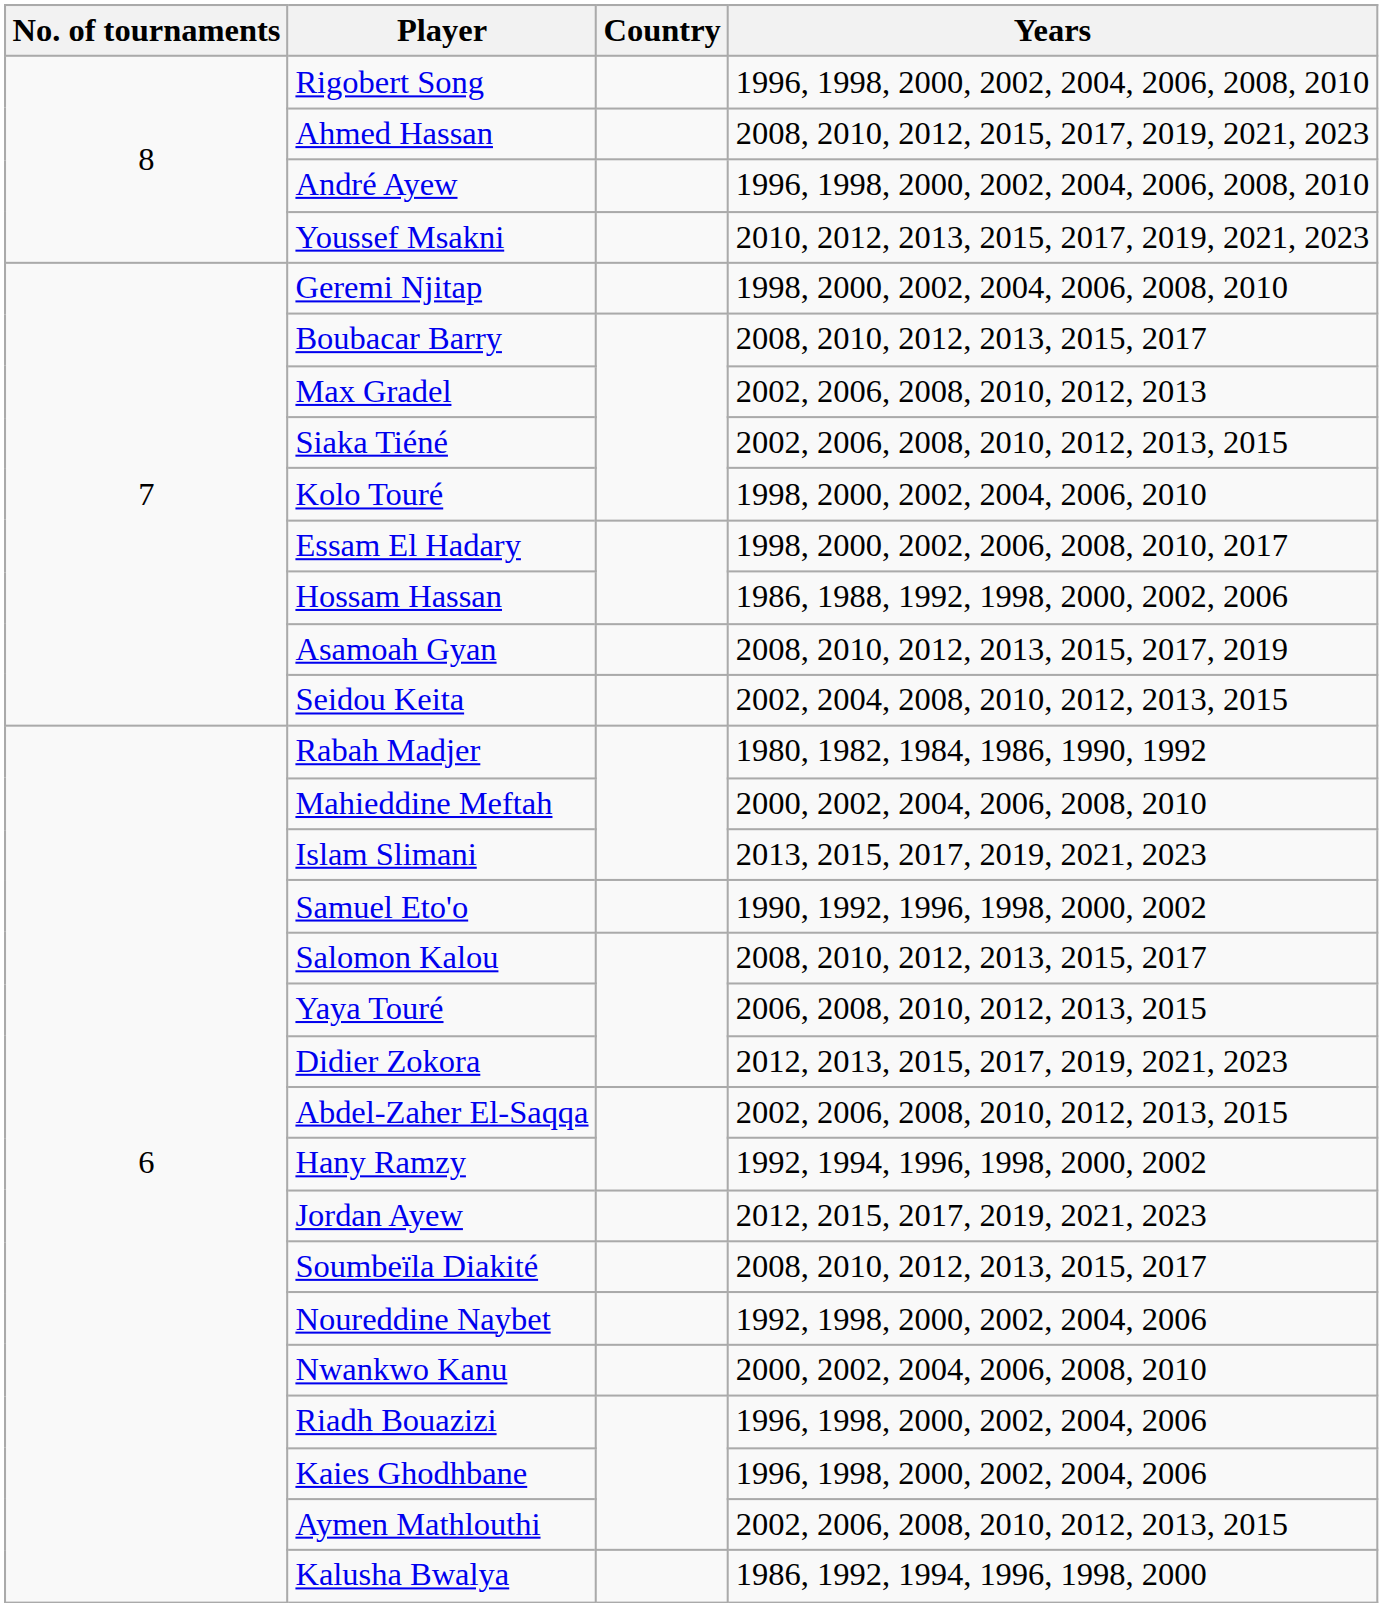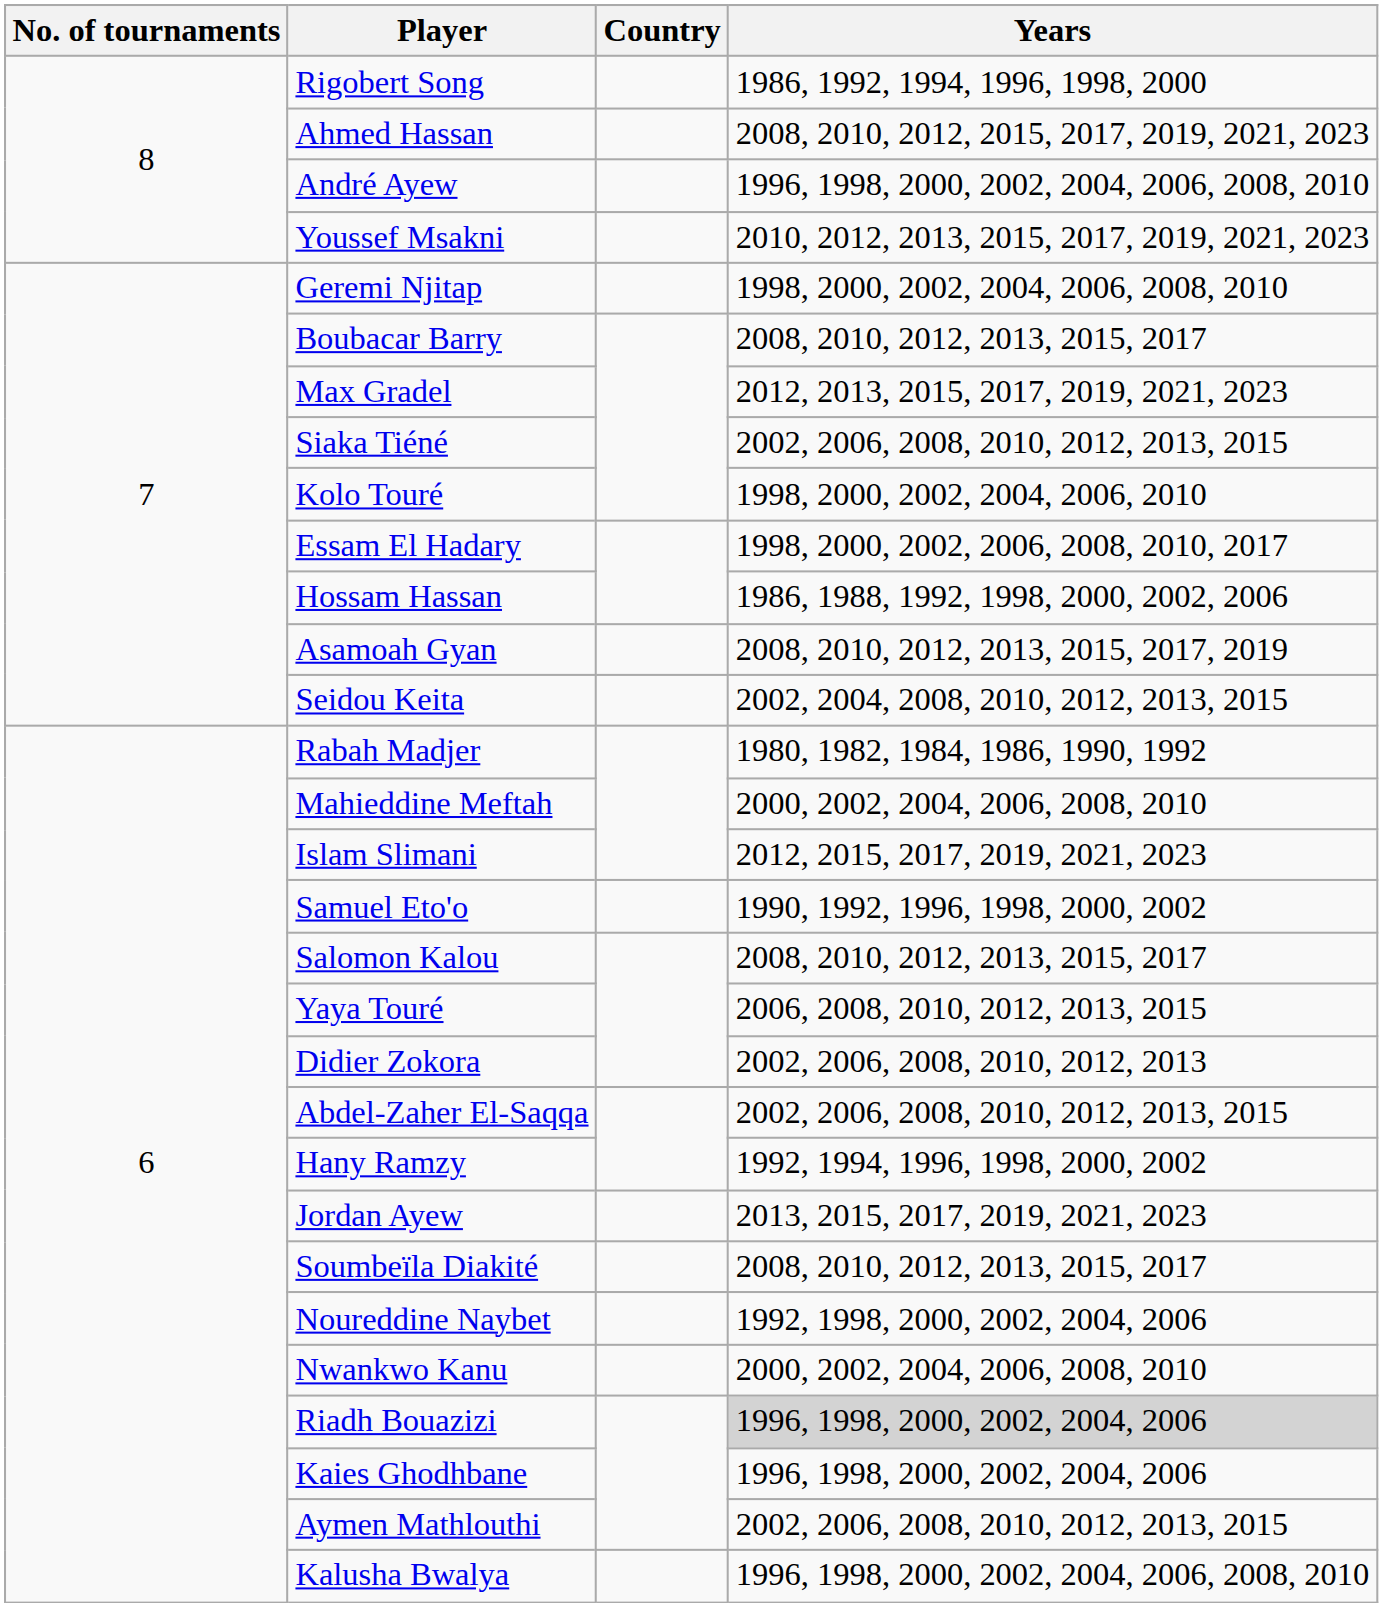(1052, 81) 1996, 1998, 2000, 2002, 2004, 2006, 2008, 2010 -> (971, 81) 1986, 1992, 1994, 1996, 1998, 2000
(971, 390) 2002, 2006, 2008, 2010, 2012, 2013 -> (1012, 390) 2012, 2013, 2015, 2017, 2019, 2021, 2023
(971, 854) 2013, 2015, 2017, 2019, 2021, 2023 -> (971, 854) 2012, 2015, 2017, 2019, 2021, 2023
(1012, 1060) 2012, 2013, 2015, 2017, 2019, 2021, 2023 -> (971, 1060) 2002, 2006, 2008, 2010, 2012, 2013
(971, 1215) 2012, 2015, 2017, 2019, 2021, 2023 -> (971, 1215) 2013, 2015, 2017, 2019, 2021, 2023
(971, 1421) no background -> (971, 1421) lightgrey background
(971, 1575) 1986, 1992, 1994, 1996, 1998, 2000 -> (1052, 1575) 1996, 1998, 2000, 2002, 2004, 2006, 2008, 2010
